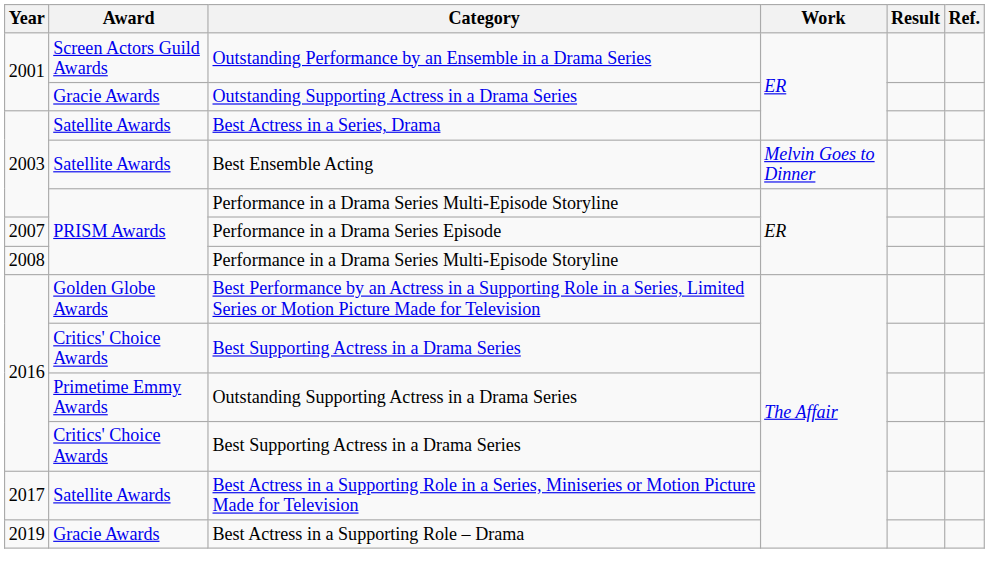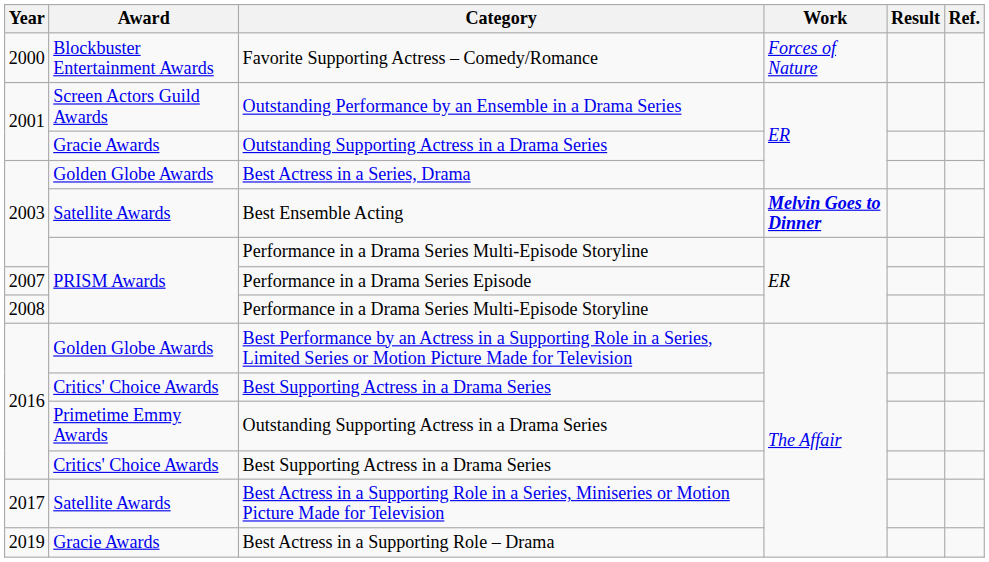+ row: (27, 57)
(112, 125) Satellite Awards -> (133, 174) Golden Globe Awards
(819, 164) normal -> (824, 213) bold
